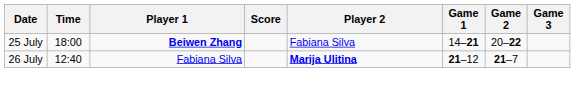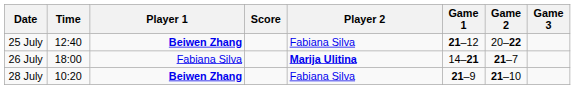(68, 42) 18:00 -> (68, 42) 12:40
(463, 42) 14–21 -> (463, 42) 21–12
(68, 59) 12:40 -> (68, 59) 18:00
(463, 59) 21–12 -> (463, 59) 14–21
+ row: (26, 76)
